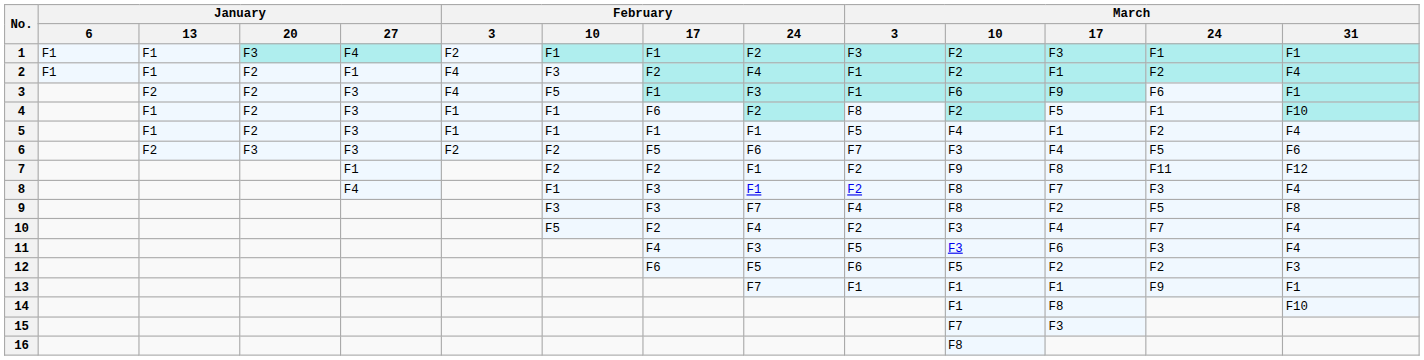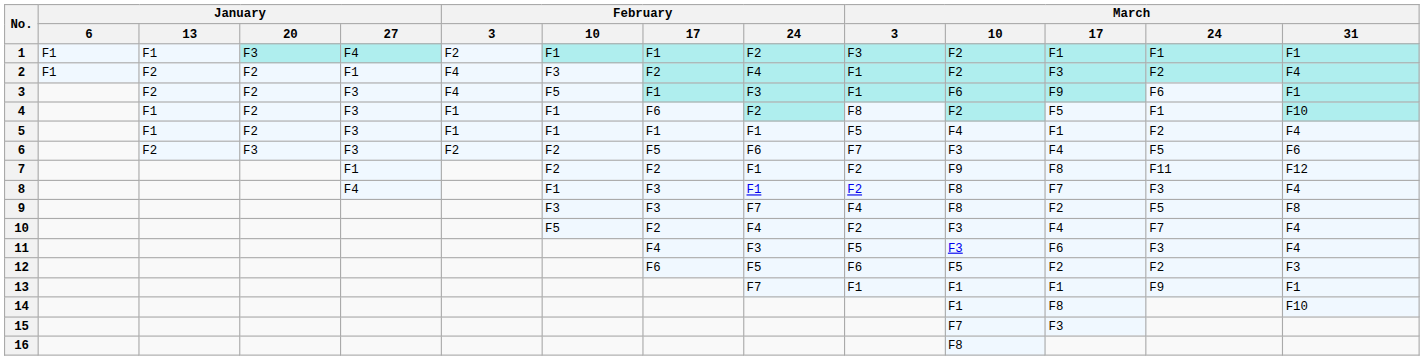(1056, 53) F3 -> (1056, 53) F1
(150, 73) F1 -> (150, 73) F2
(1056, 73) F1 -> (1056, 73) F3
